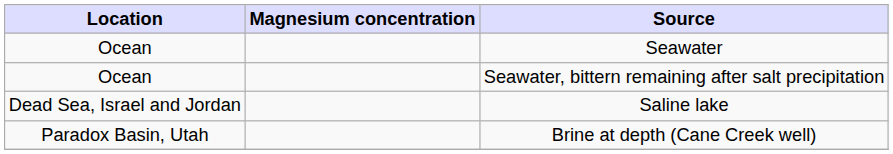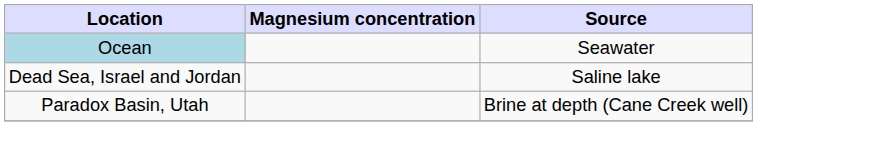(125, 47) no background -> (125, 47) lightblue background
- row: (684, 76)
